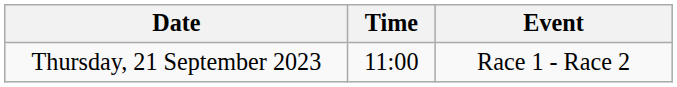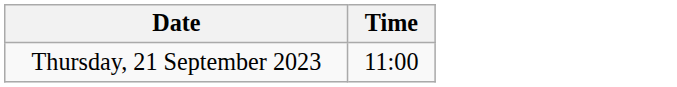- column: (554, 23)
